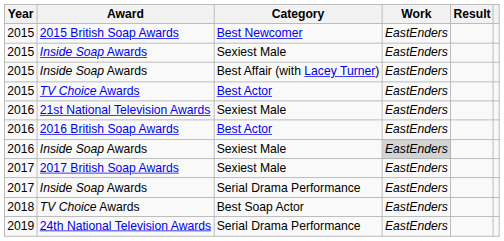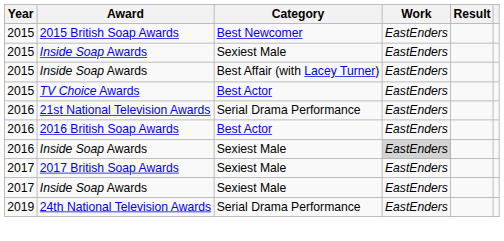(251, 110) Sexiest Male -> (289, 110) Serial Drama Performance
(289, 187) Serial Drama Performance -> (251, 187) Sexiest Male
- row: (21, 206)
